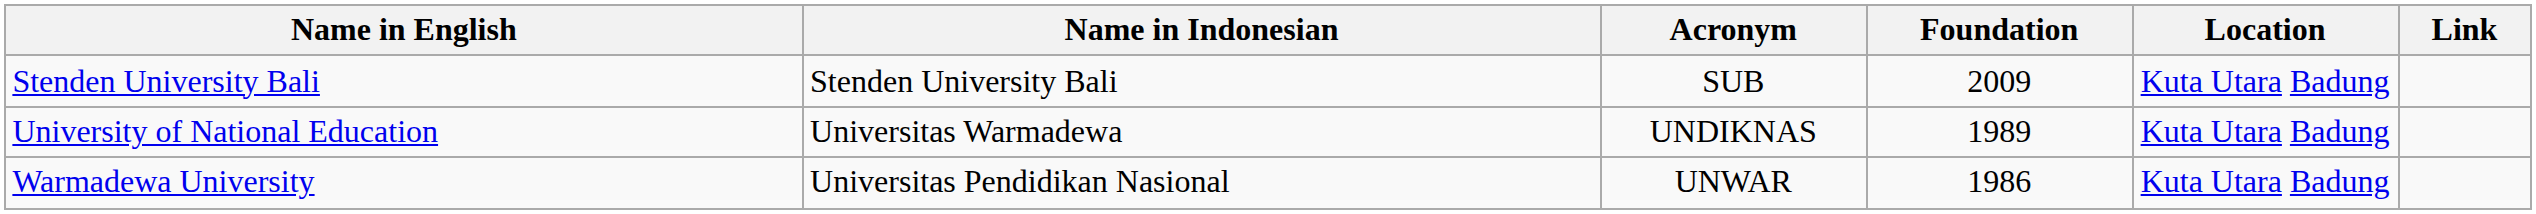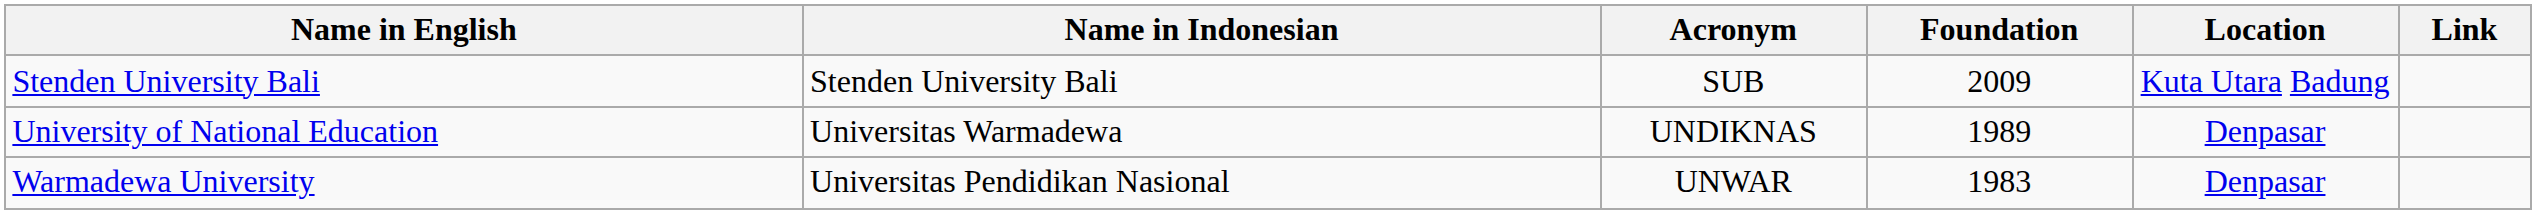(2265, 131) Kuta Utara Badung -> (2265, 131) Denpasar
(1999, 182) 1986 -> (1999, 182) 1983
(2265, 182) Kuta Utara Badung -> (2265, 182) Denpasar
